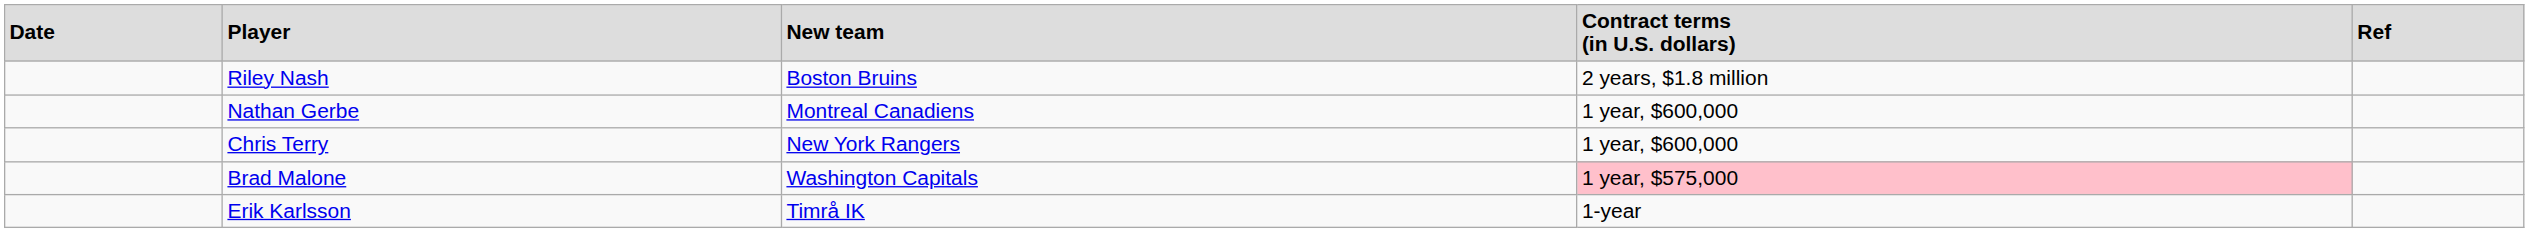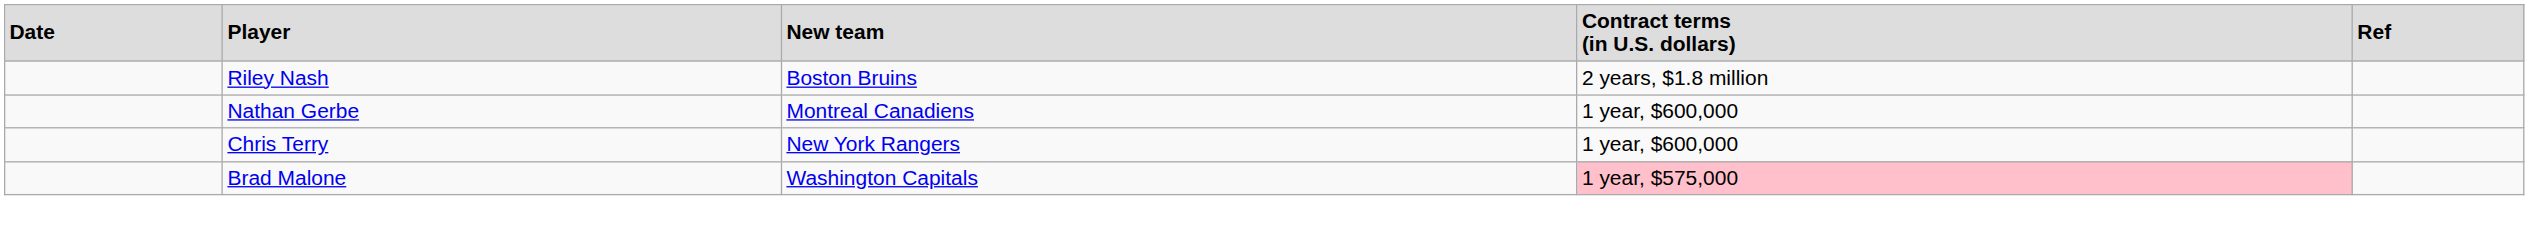- row: (289, 210)
